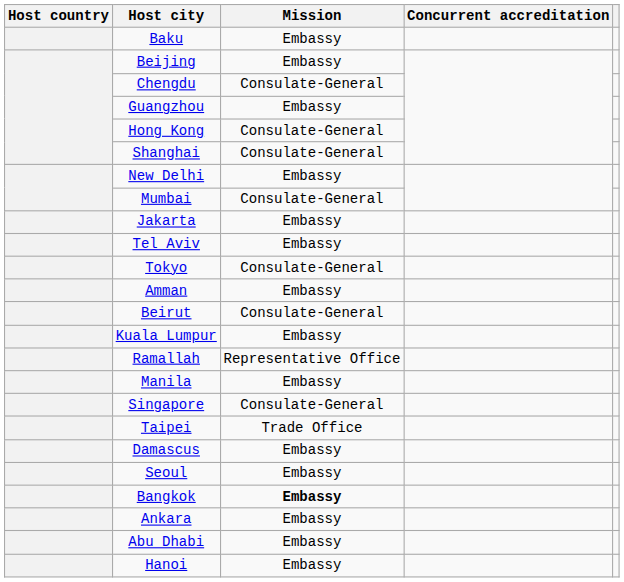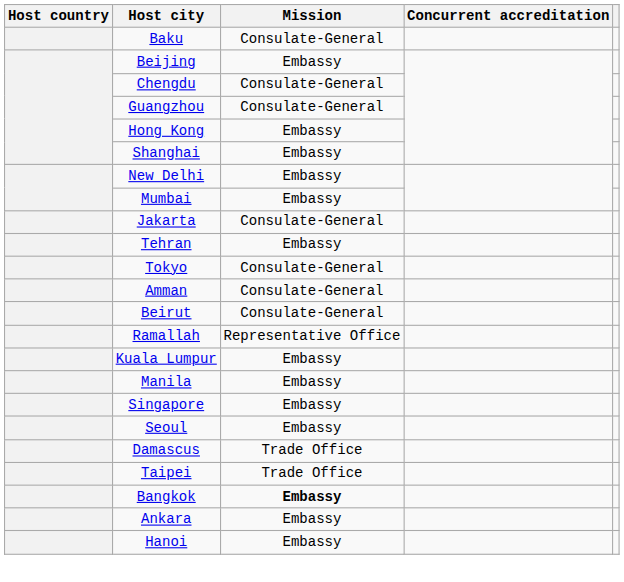(312, 39) Embassy -> (312, 39) Consulate-General
(312, 108) Embassy -> (312, 108) Consulate-General
(312, 130) Consulate-General -> (312, 130) Embassy
(312, 153) Consulate-General -> (312, 153) Embassy
(312, 199) Consulate-General -> (312, 199) Embassy
(312, 222) Embassy -> (312, 222) Consulate-General
+ row: (166, 245)
- row: (166, 245)
(312, 291) Embassy -> (312, 291) Consulate-General
rows swapped: (166, 336) <-> (166, 359)
(312, 405) Consulate-General -> (312, 405) Embassy
rows swapped: (166, 474) <-> (166, 428)
(312, 451) Embassy -> (312, 451) Trade Office
- row: (166, 542)
